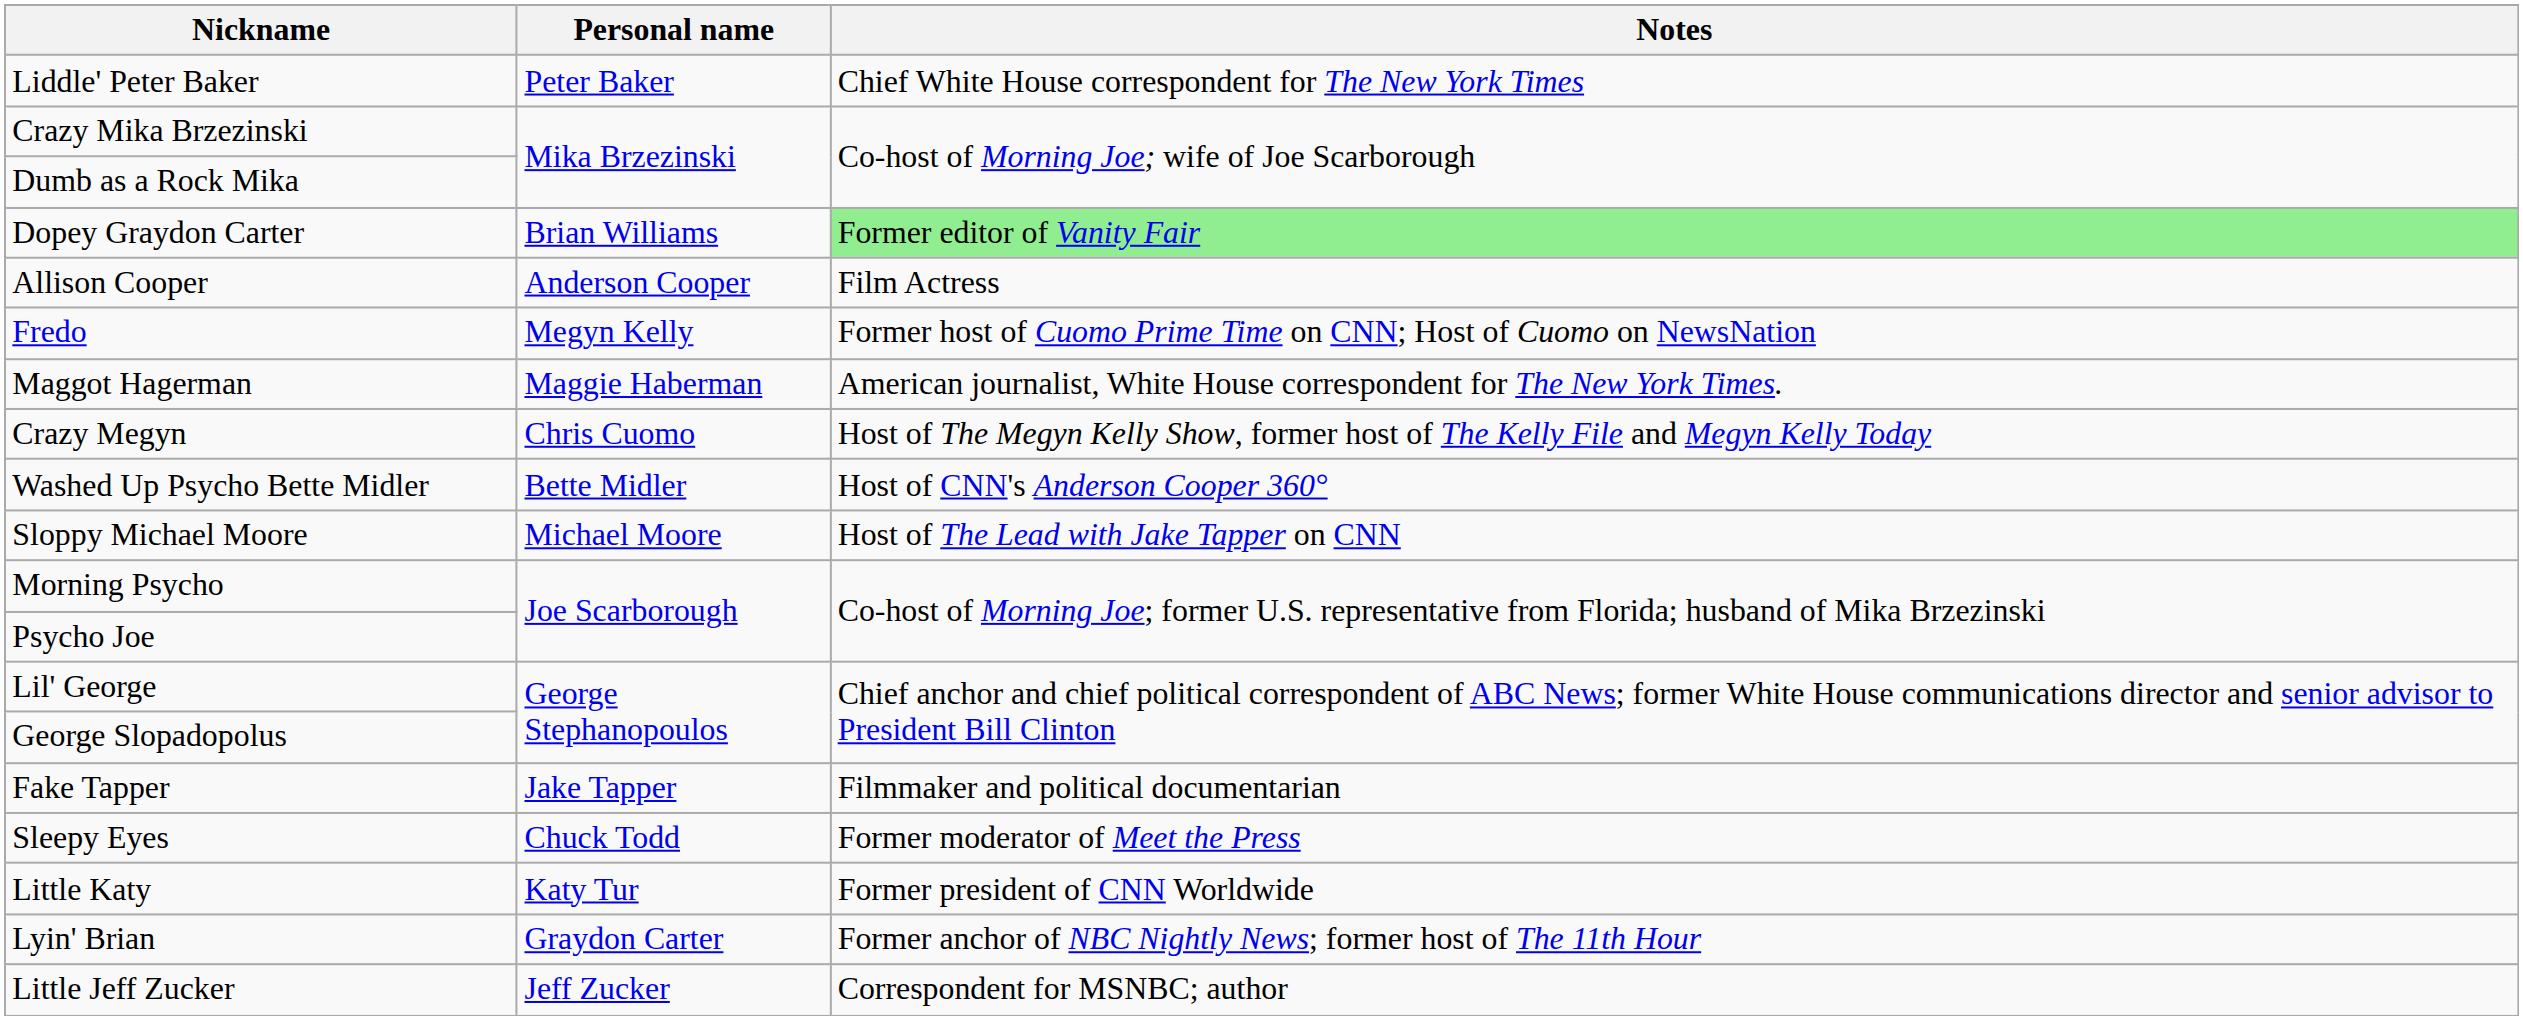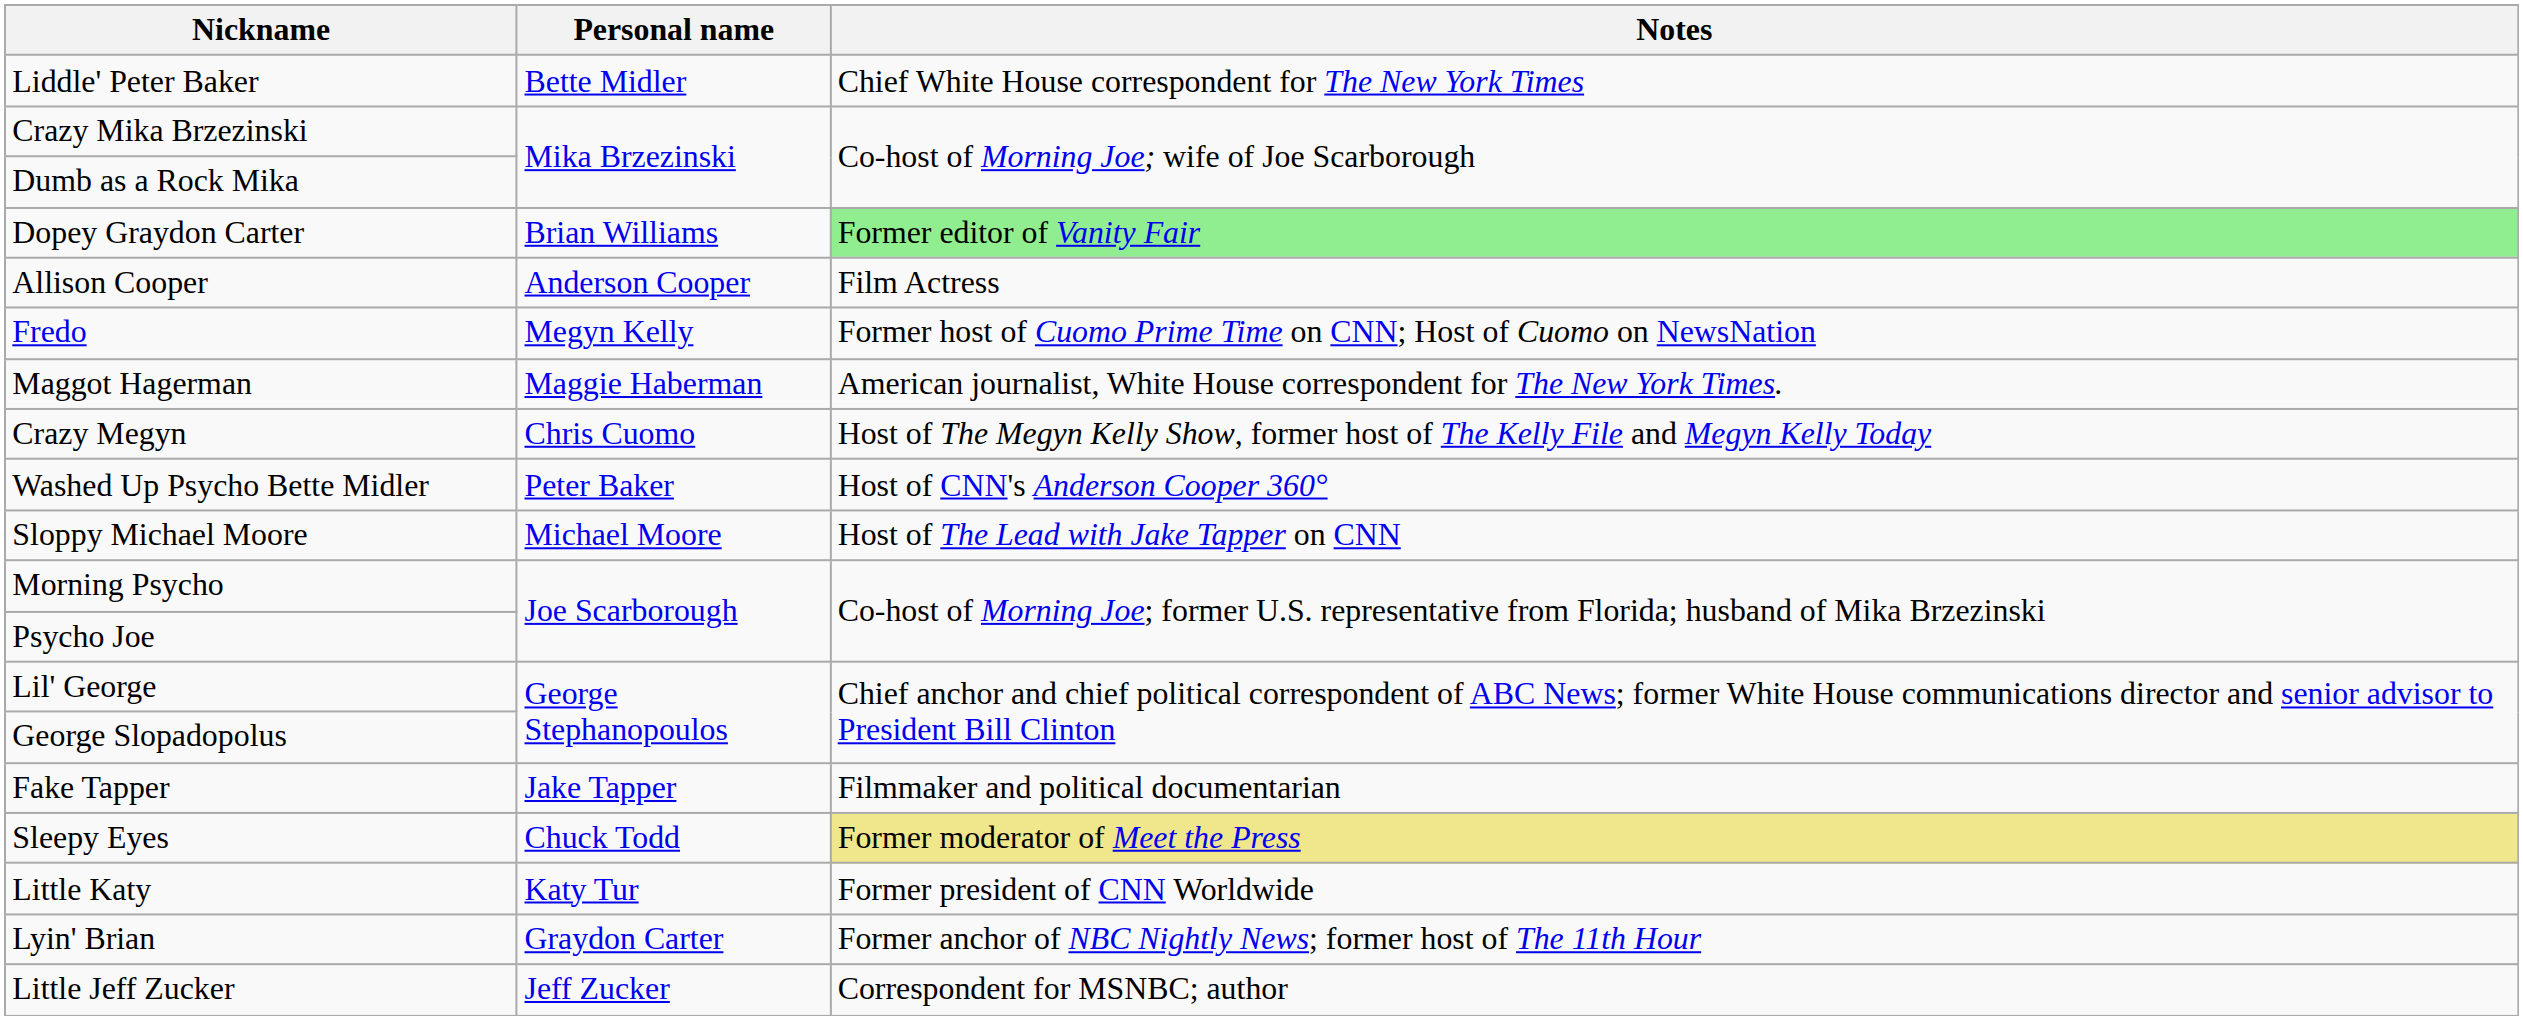(599, 80) Peter Baker -> (605, 80) Bette Midler
(605, 484) Bette Midler -> (599, 484) Peter Baker
(1069, 837) no background -> (1069, 837) khaki background
